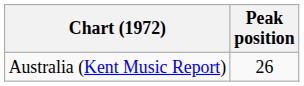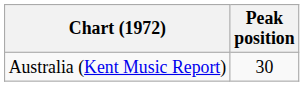(264, 66) 26 -> (264, 66) 30
